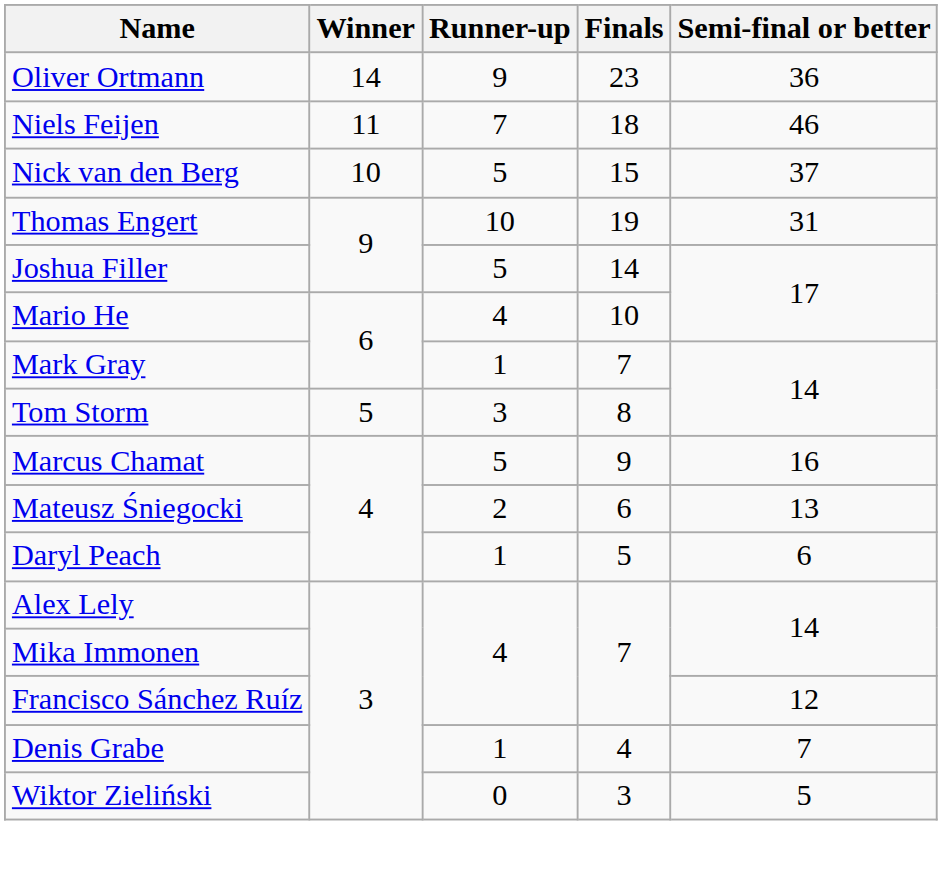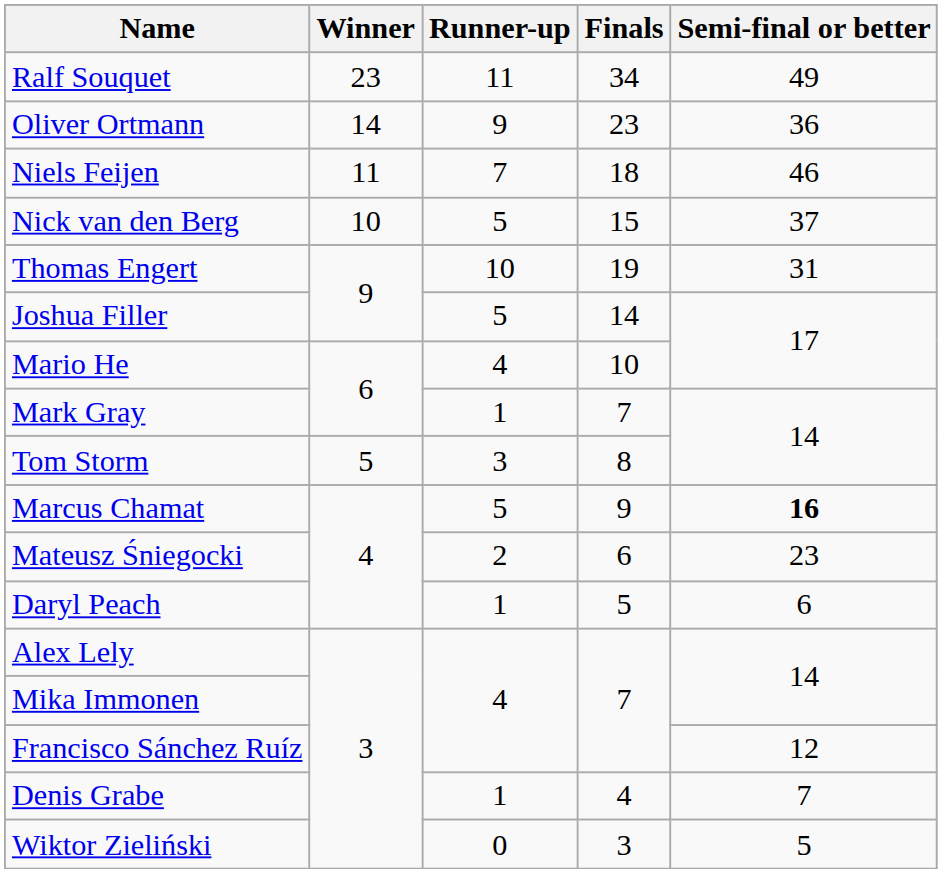+ row: (91, 76)
(804, 460) normal -> (804, 508) bold
(804, 508) 13 -> (804, 556) 23
